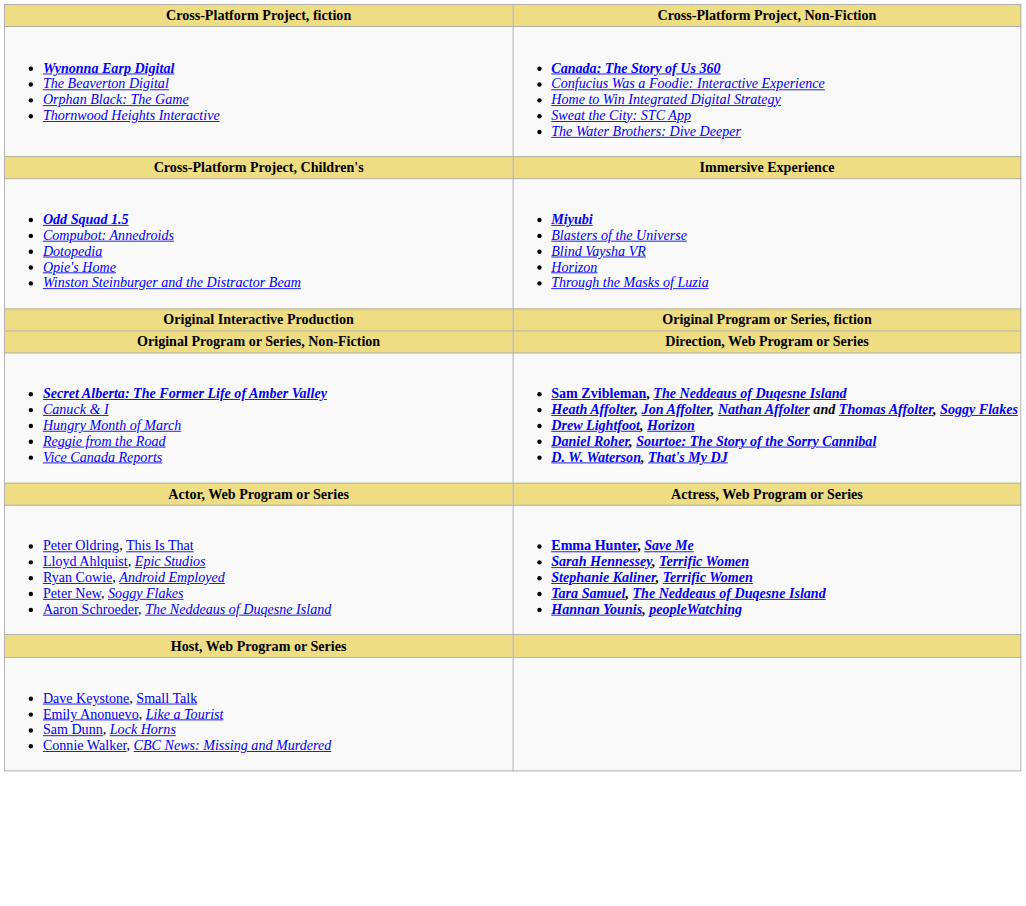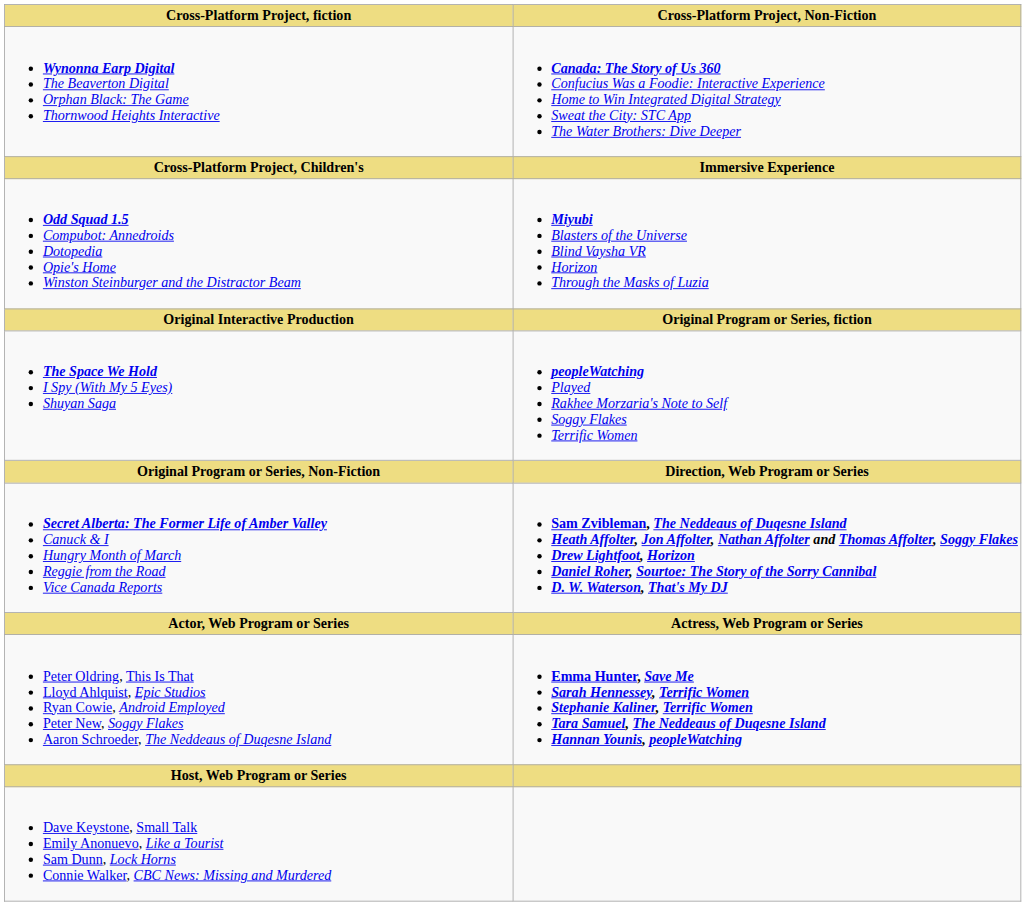+ row: (259, 388)
